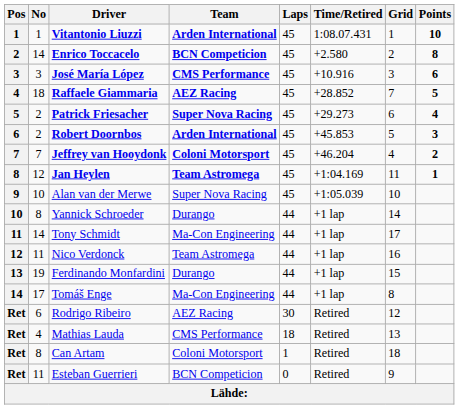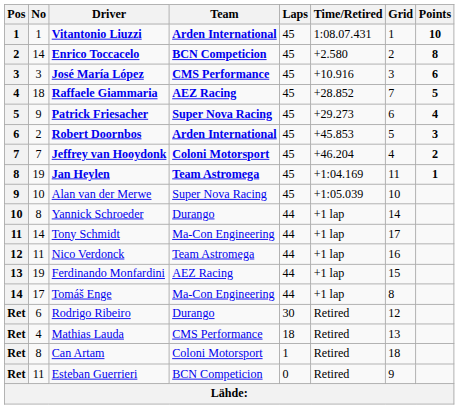(39, 113) 2 -> (39, 113) 9
(39, 173) 12 -> (39, 173) 19
(193, 273) Durango -> (203, 273) AEZ Racing
(203, 313) AEZ Racing -> (193, 313) Durango
